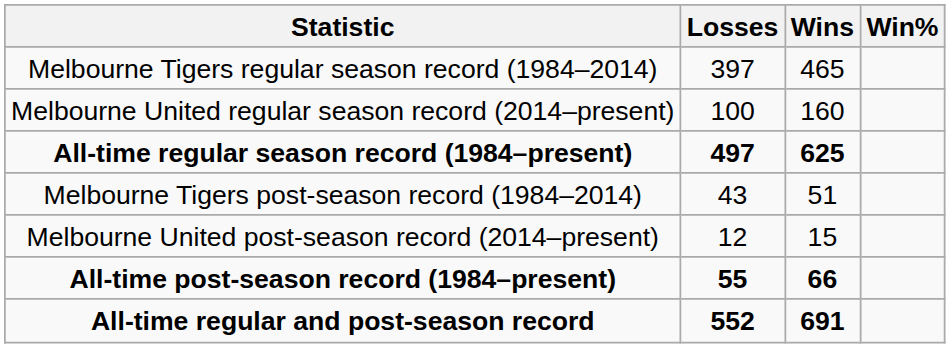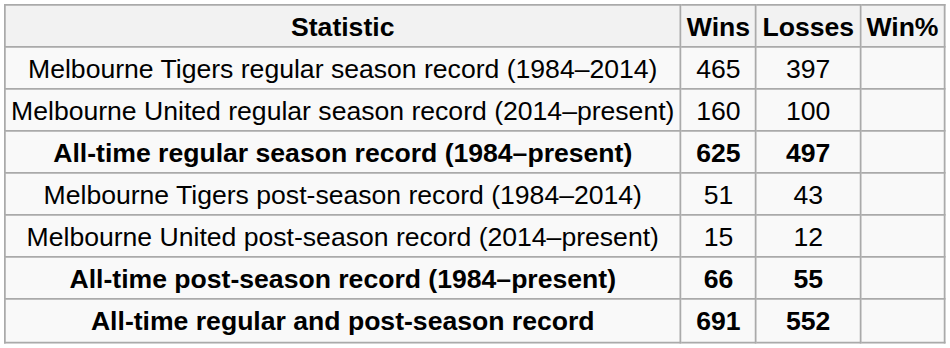columns swapped: (822, 26) <-> (733, 26)
